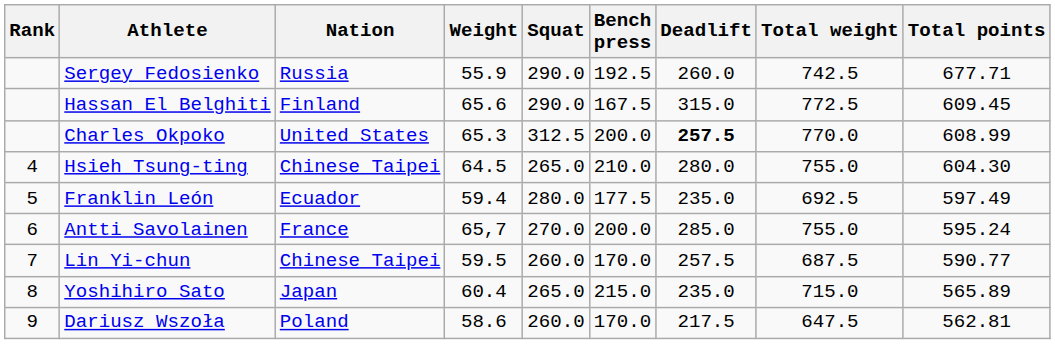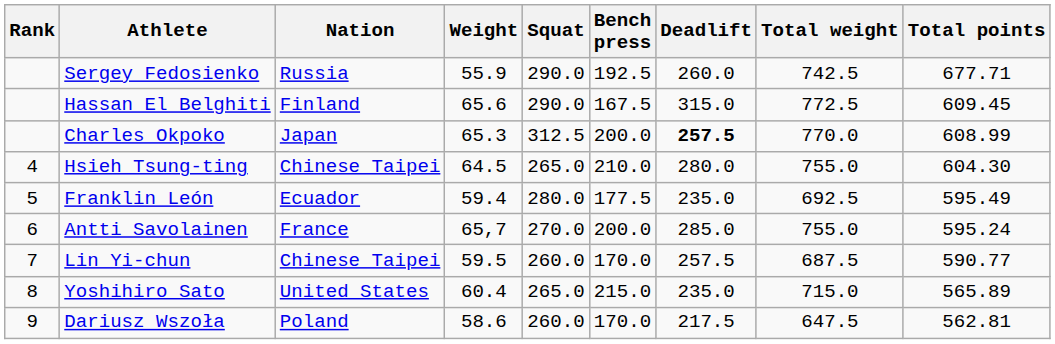(354, 136) United States -> (308, 136) Japan
(977, 198) 597.49 -> (977, 198) 595.49
(308, 292) Japan -> (354, 292) United States
